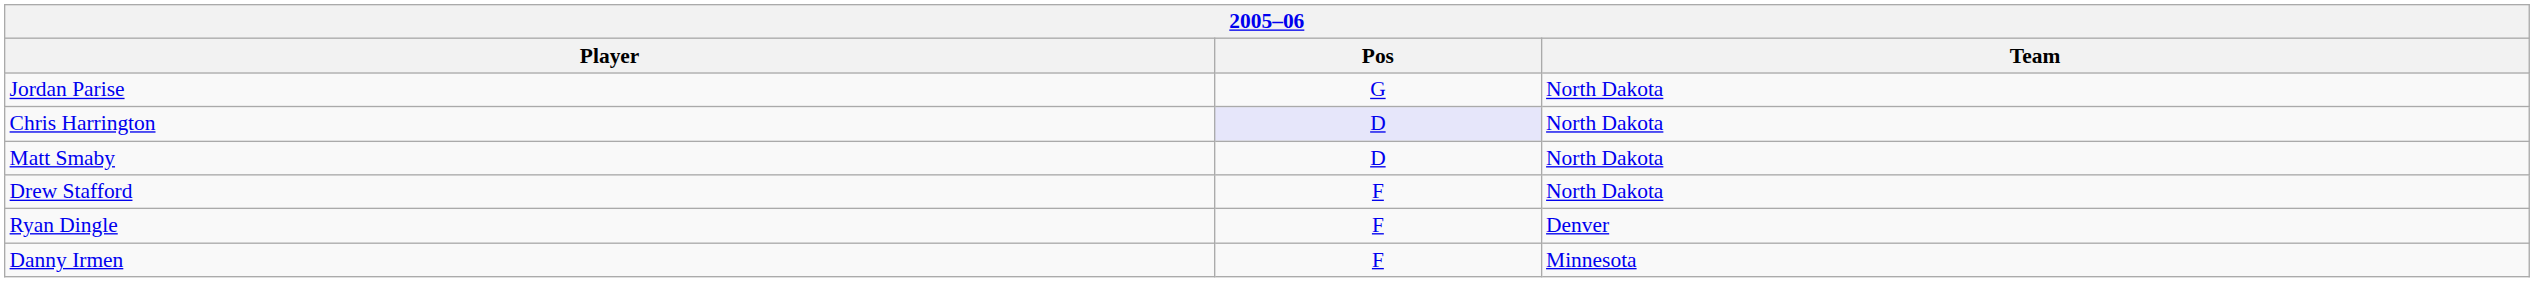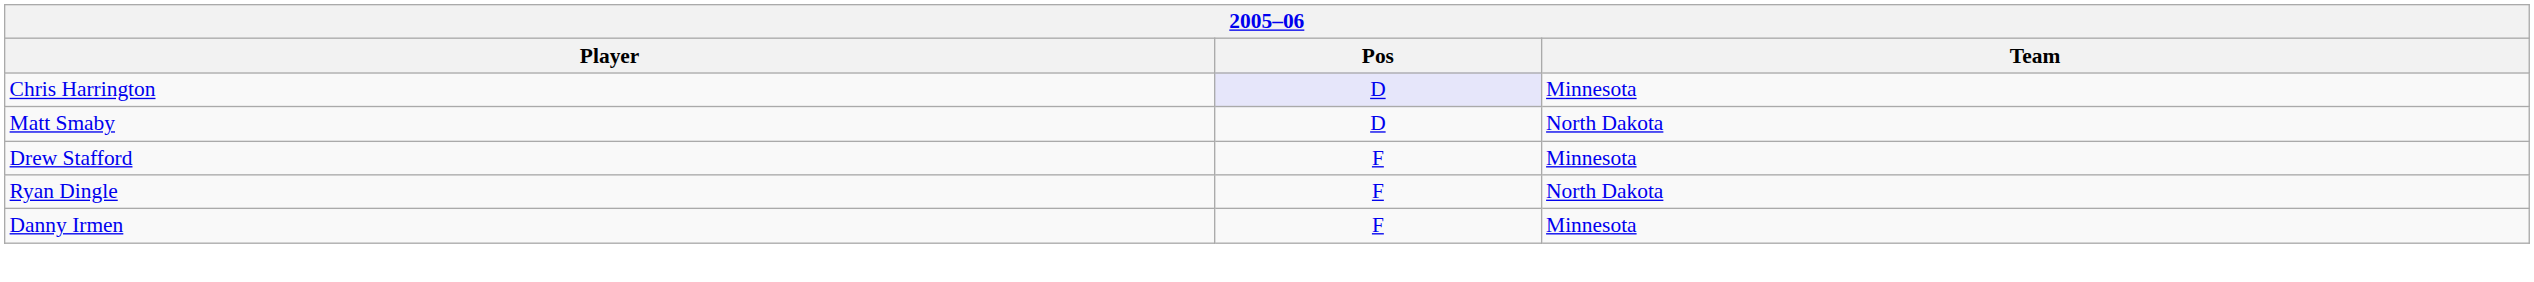- row: (67, 89)
(1605, 123) North Dakota -> (1591, 89) Minnesota
(1605, 191) North Dakota -> (1591, 157) Minnesota
(1578, 225) Denver -> (1605, 191) North Dakota
